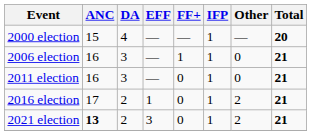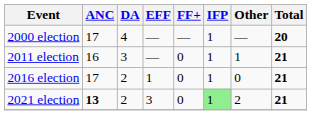(92, 36) 15 -> (92, 36) 17
- row: (43, 57)
(238, 78) 0 -> (238, 57) 1
(238, 99) 2 -> (238, 78) 0
(210, 120) no background -> (210, 99) lightgreen background
